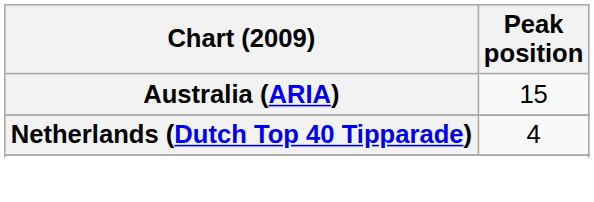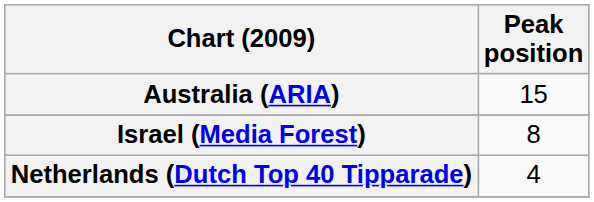+ row: (241, 134)
